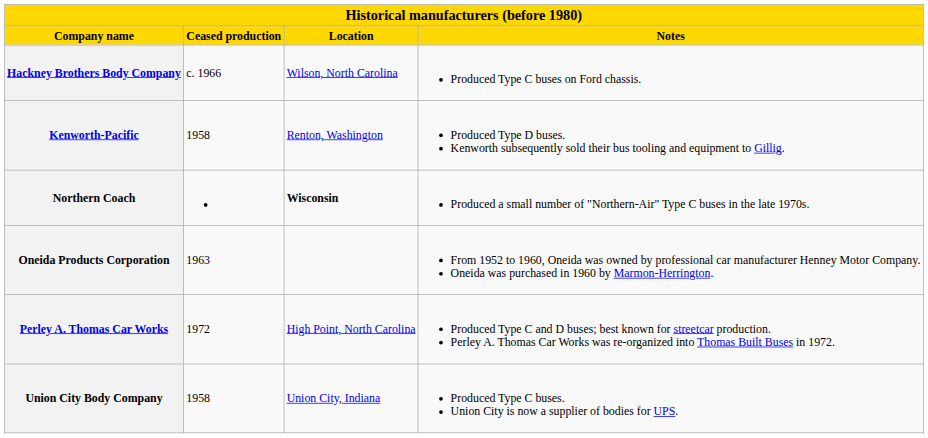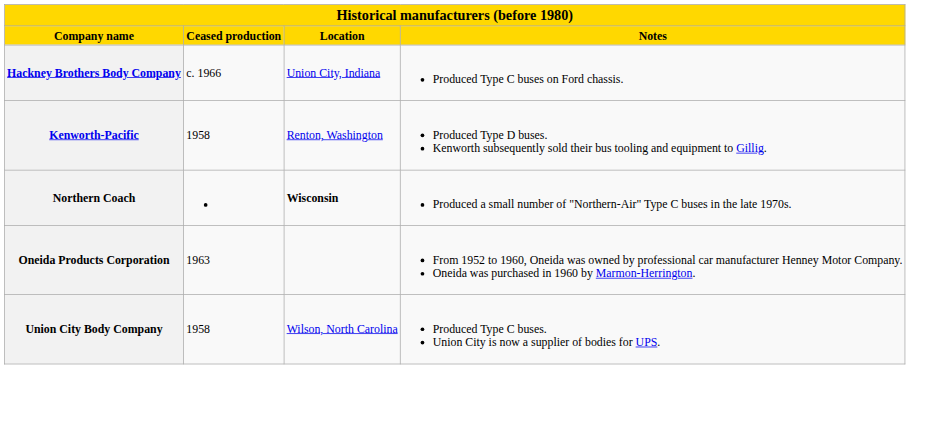(342, 72) Wilson, North Carolina -> (333, 72) Union City, Indiana
- row: (94, 329)
(333, 398) Union City, Indiana -> (342, 329) Wilson, North Carolina
